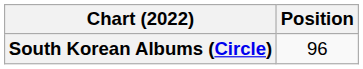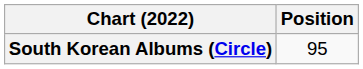(317, 48) 96 -> (317, 48) 95
